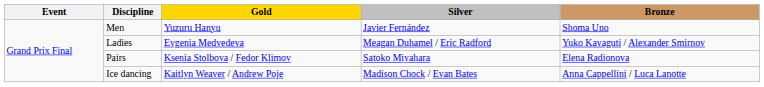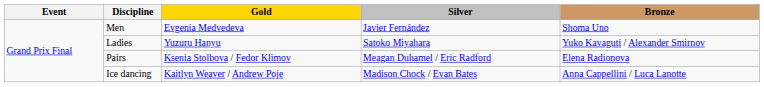(192, 27) Yuzuru Hanyu -> (204, 27) Evgenia Medvedeva
(204, 43) Evgenia Medvedeva -> (192, 43) Yuzuru Hanyu
(427, 43) Meagan Duhamel / Eric Radford -> (397, 43) Satoko Miyahara
(397, 58) Satoko Miyahara -> (427, 58) Meagan Duhamel / Eric Radford
